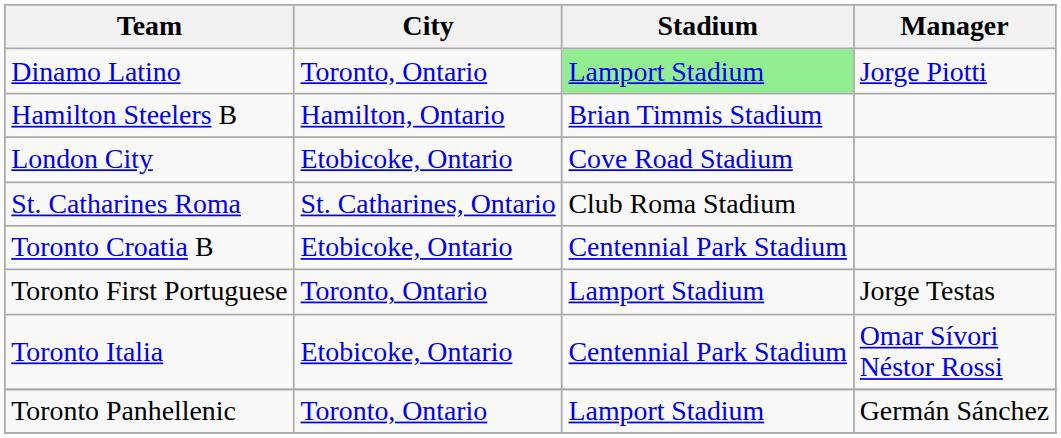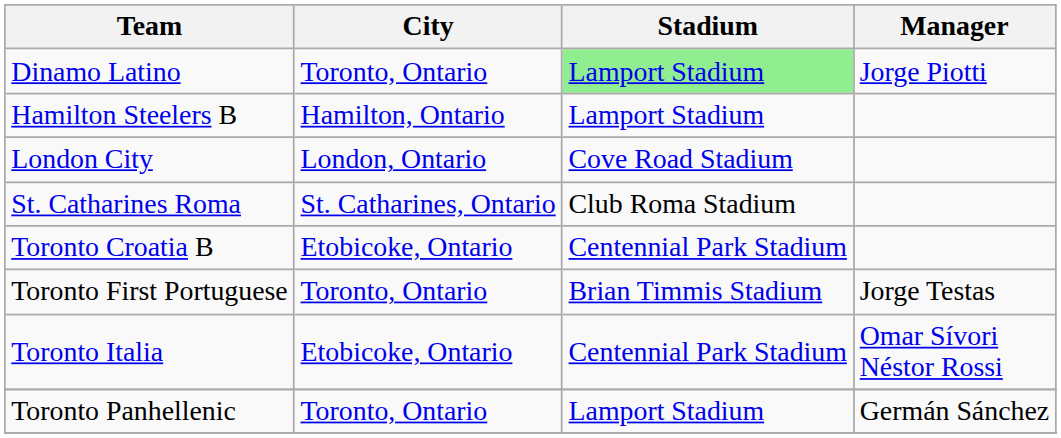(695, 114) Brian Timmis Stadium -> (666, 114) Lamport Stadium
(406, 159) Etobicoke, Ontario -> (393, 159) London, Ontario
(666, 291) Lamport Stadium -> (695, 291) Brian Timmis Stadium
